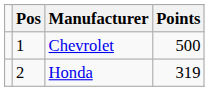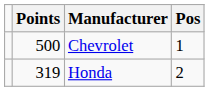columns swapped: (29, 18) <-> (178, 18)
